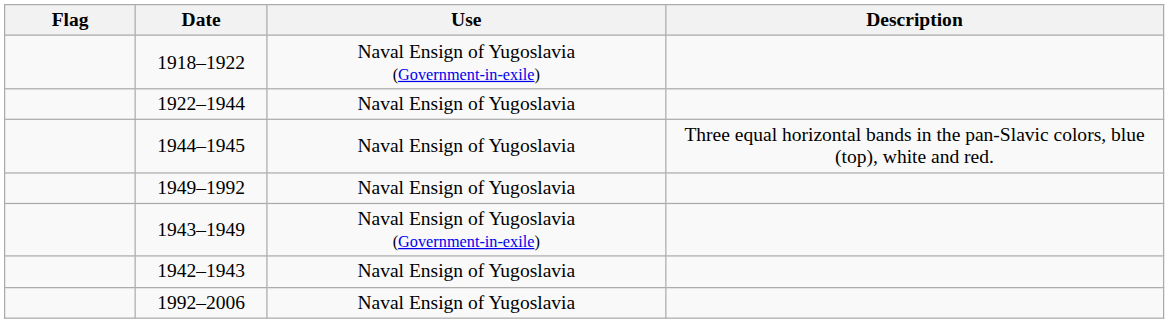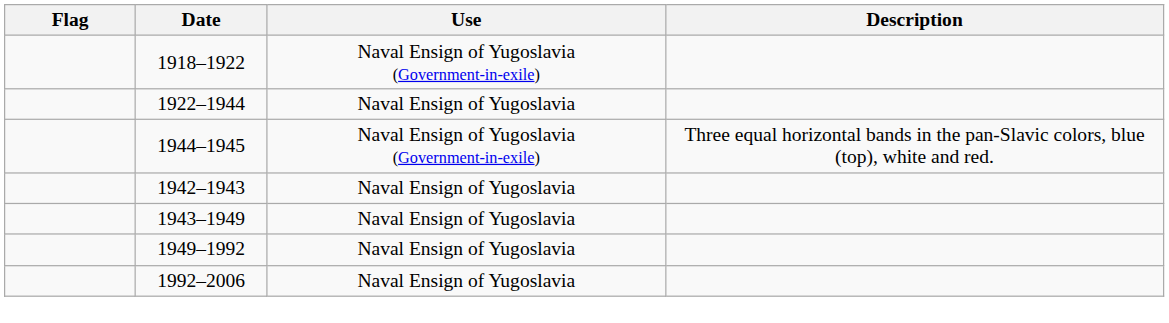(466, 145) Naval Ensign of Yugoslavia -> (466, 145) Naval Ensign of Yugoslavia (Government-in-exile)
rows swapped: (201, 271) <-> (201, 187)
(466, 229) Naval Ensign of Yugoslavia (Government-in-exile) -> (466, 218) Naval Ensign of Yugoslavia
